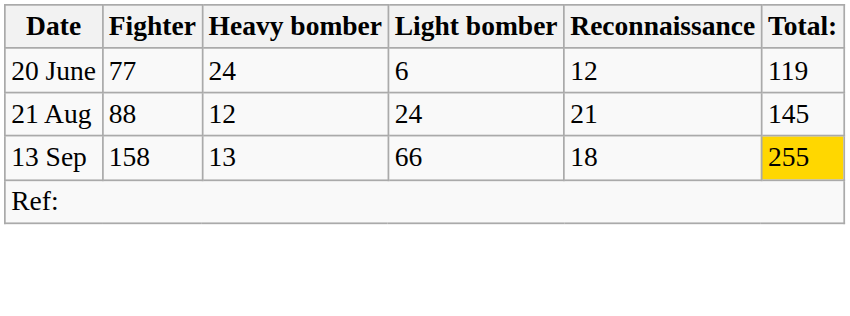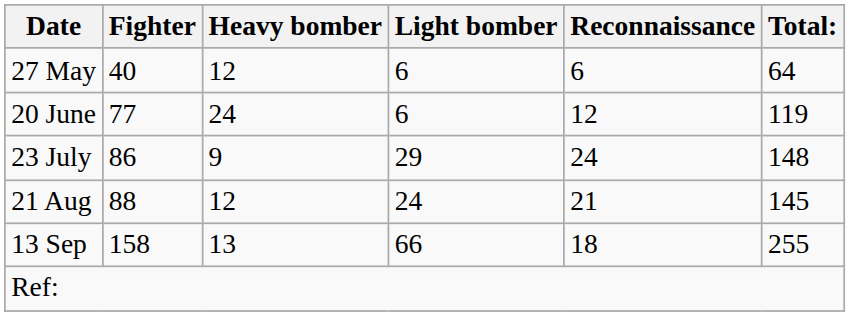+ row: (54, 69)
+ row: (51, 157)
(789, 157) gold background -> (789, 244) no background
